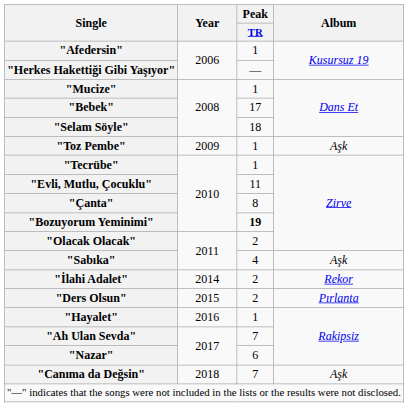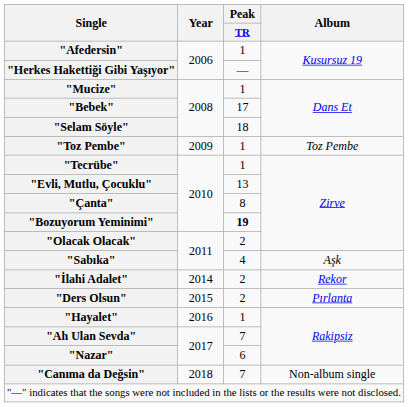(339, 146) Aşk -> (332, 146) Toz Pembe
(255, 184) 11 -> (242, 184) 13
(339, 374) Aşk -> (332, 374) Non-album single
